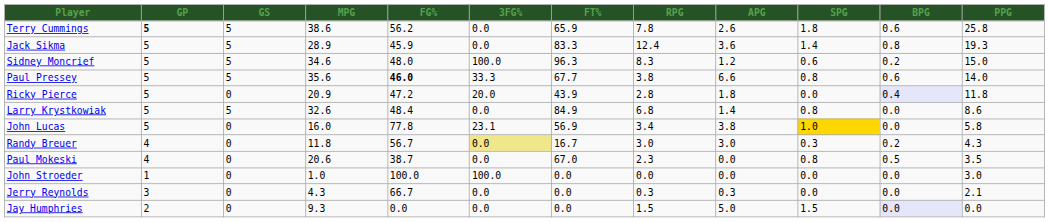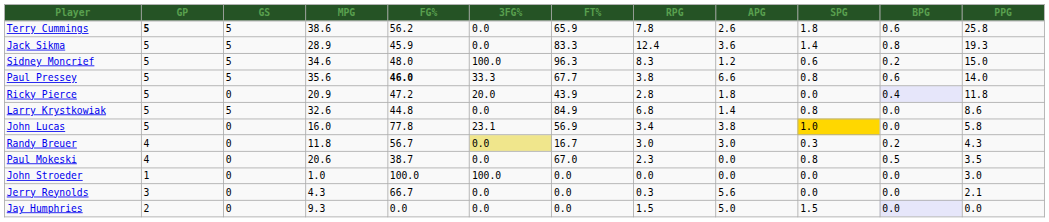(402, 110) 48.4 -> (402, 110) 44.8
(727, 192) 0.3 -> (727, 192) 5.6
